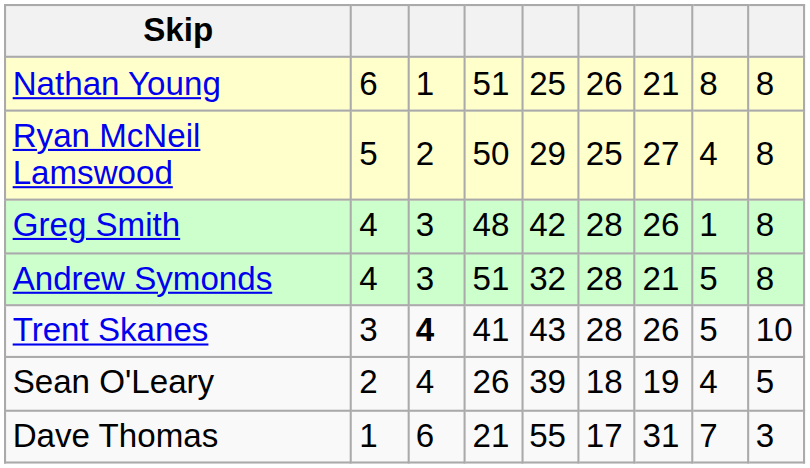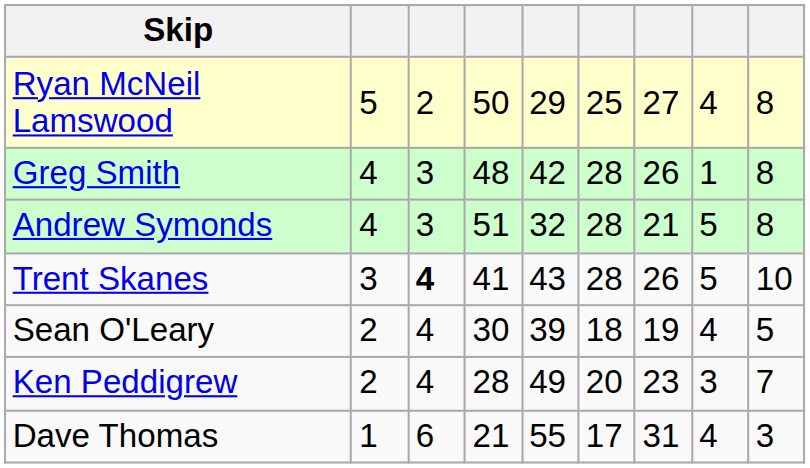- row: (117, 83)
(491, 383) 26 -> (491, 330) 30
+ row: (125, 383)
(708, 435) 7 -> (708, 435) 4
